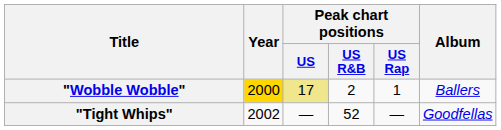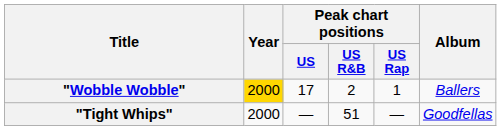(306, 90) khaki background -> (306, 90) no background
(264, 113) 2002 -> (264, 113) 2000
(351, 113) 52 -> (351, 113) 51
